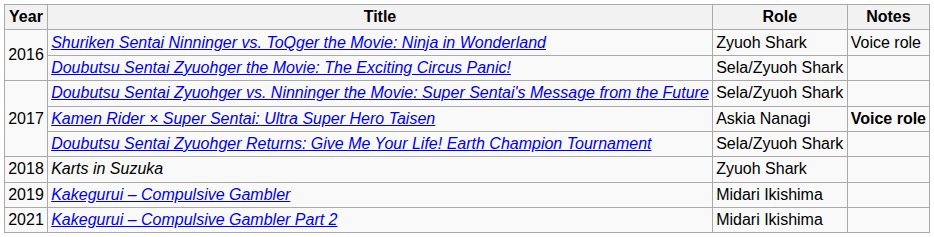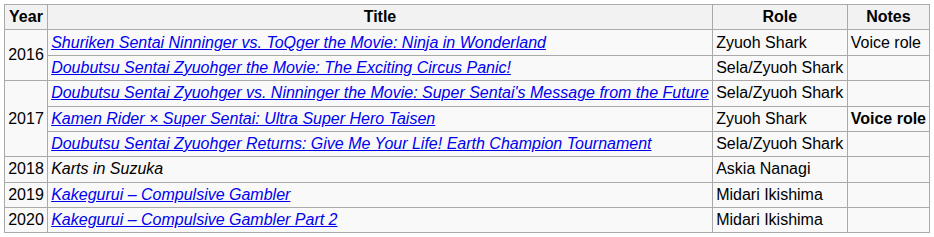(763, 118) Askia Nanagi -> (762, 118) Zyuoh Shark
(762, 169) Zyuoh Shark -> (763, 169) Askia Nanagi
(26, 220) 2021 -> (26, 220) 2020
